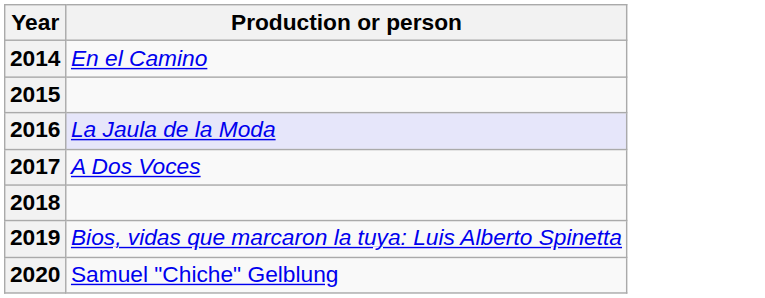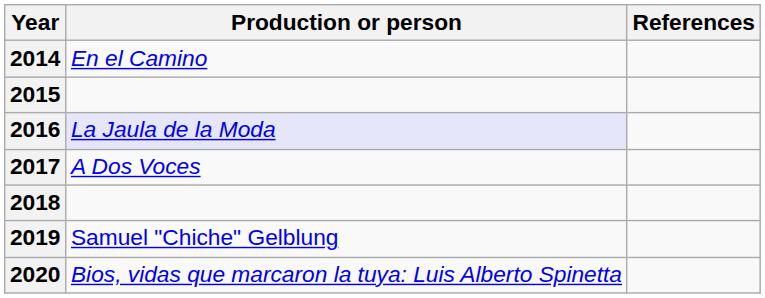+ column: (694, 22)
(346, 238) Bios, vidas que marcaron la tuya: Luis Alberto Spinetta -> (205, 238) Samuel "Chiche" Gelblung
(205, 274) Samuel "Chiche" Gelblung -> (346, 274) Bios, vidas que marcaron la tuya: Luis Alberto Spinetta
